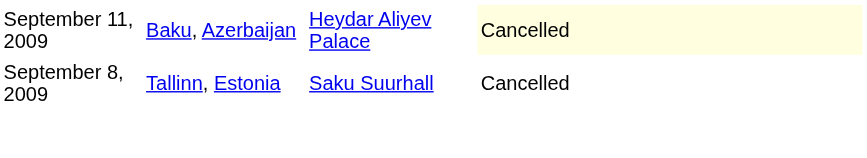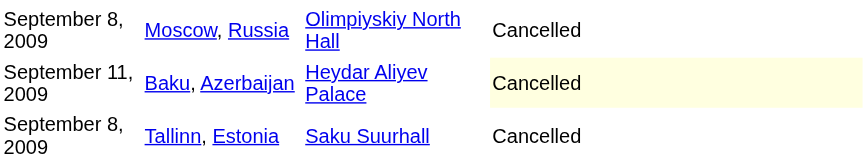+ row: (217, 30)
